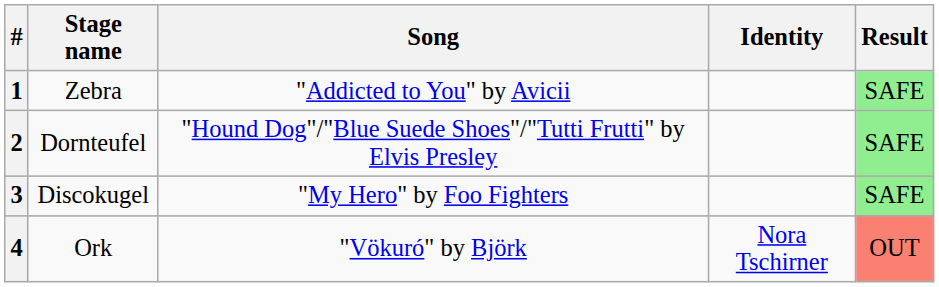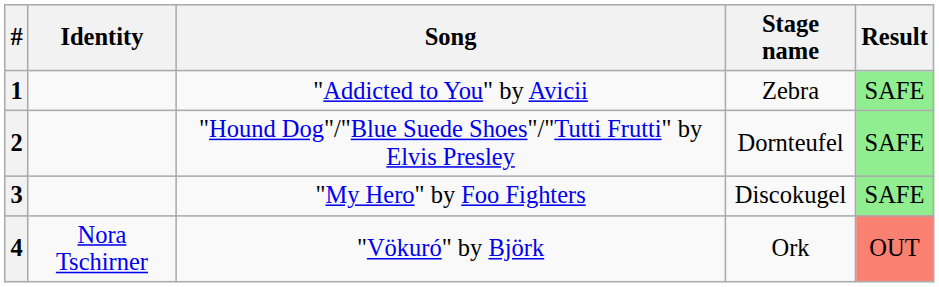columns swapped: (93, 37) <-> (782, 37)
